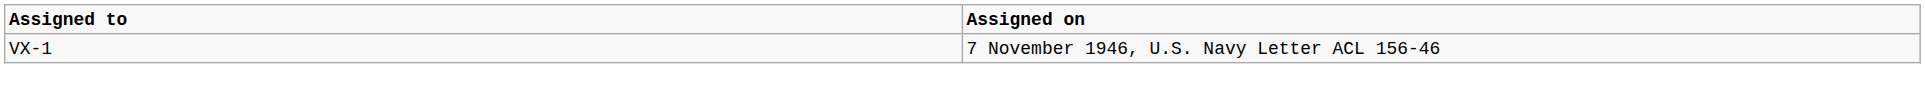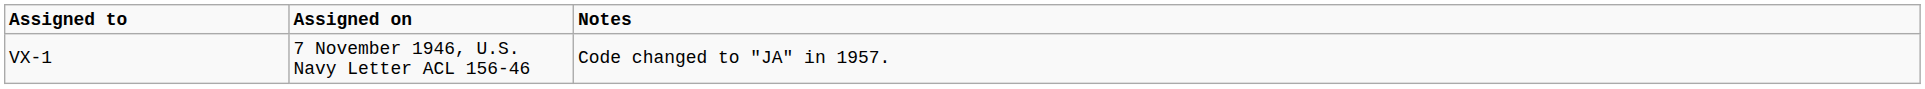+ column: (605, 19)
